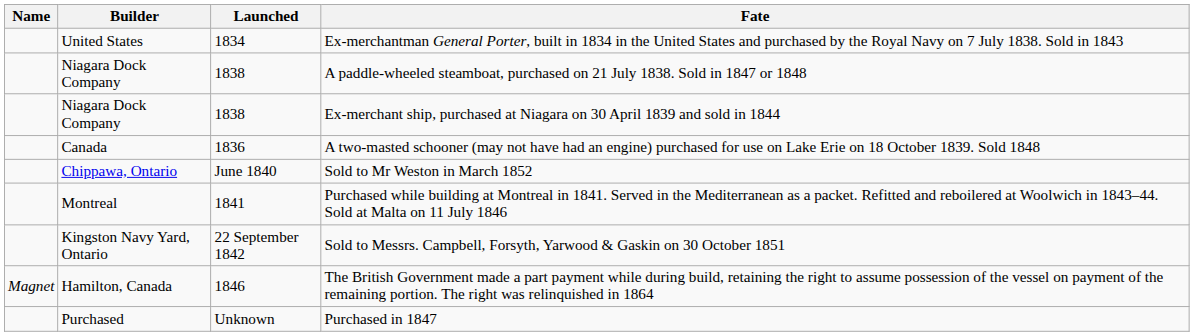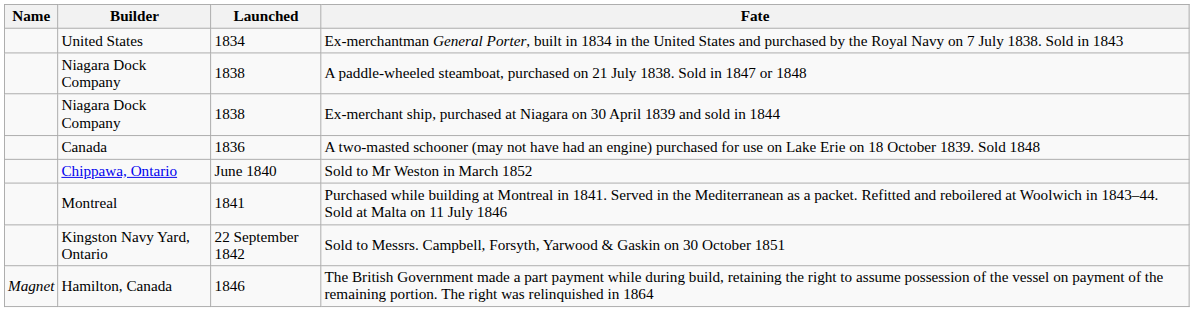- row: (381, 319)
